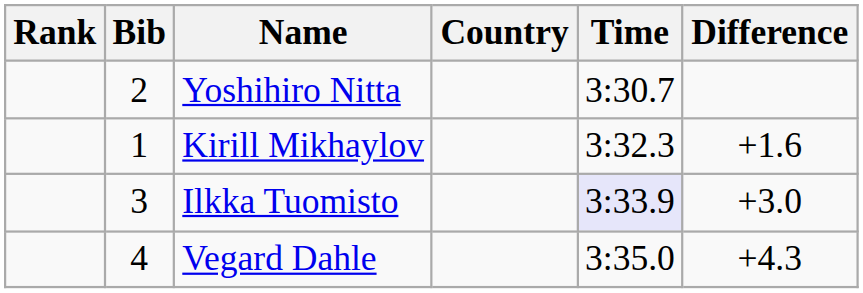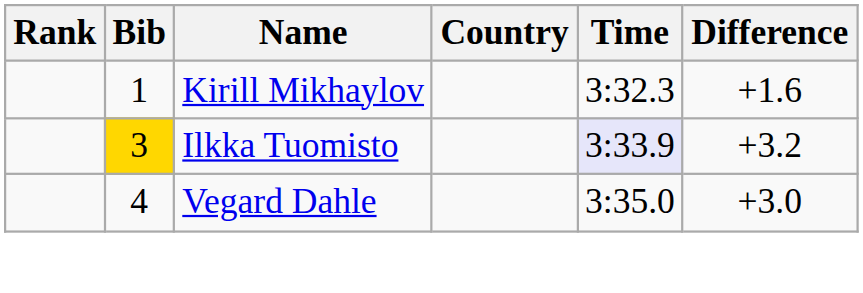- row: (292, 88)
(139, 201) no background -> (139, 145) gold background
(770, 201) +3.0 -> (770, 145) +3.2
(770, 257) +4.3 -> (770, 201) +3.0
